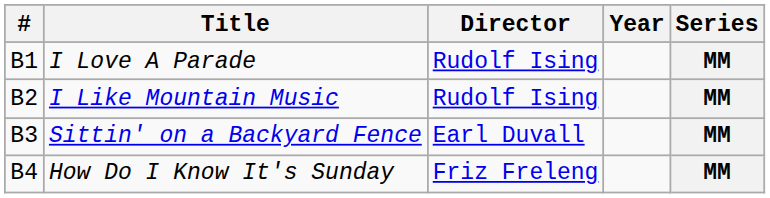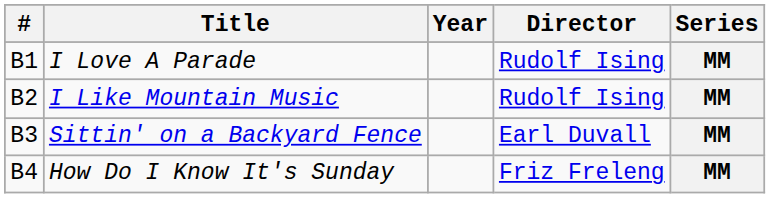columns swapped: (516, 24) <-> (637, 24)
